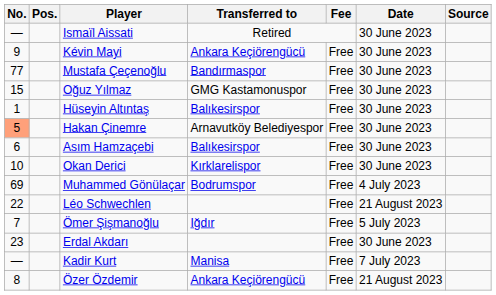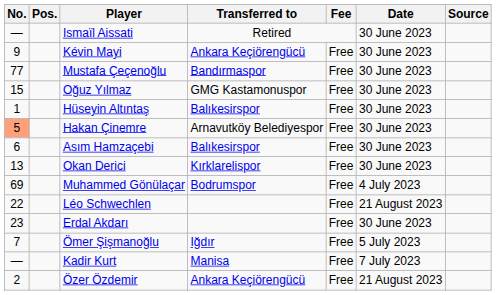(17, 166) 10 -> (17, 166) 13
rows swapped: (96, 242) <-> (111, 223)
(17, 280) 8 -> (17, 280) 2
